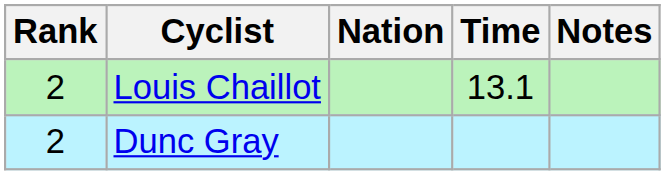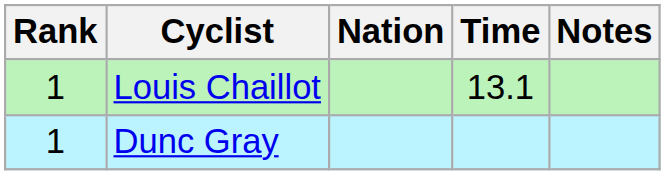(55, 86) 2 -> (55, 86) 1
(55, 141) 2 -> (55, 141) 1
